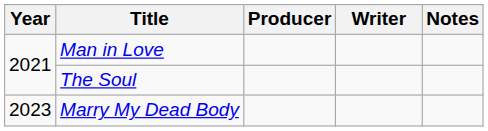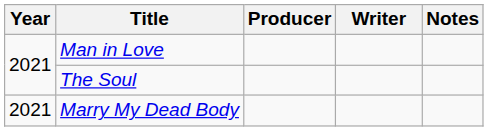(30, 110) 2023 -> (30, 110) 2021
